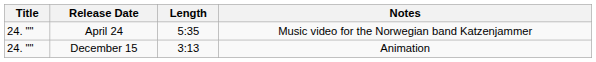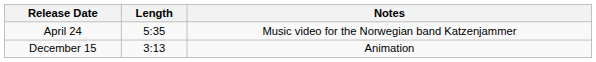- column: (27, 13)
